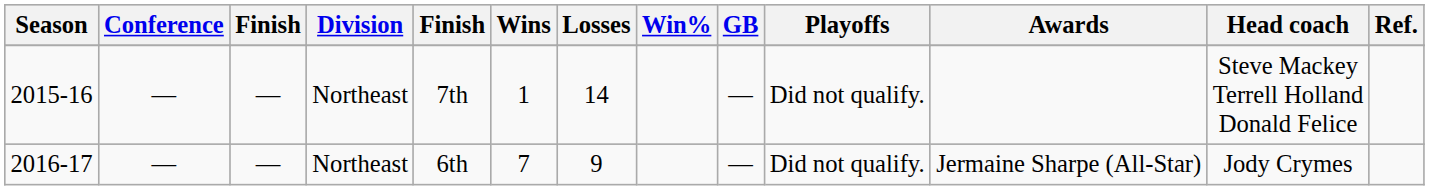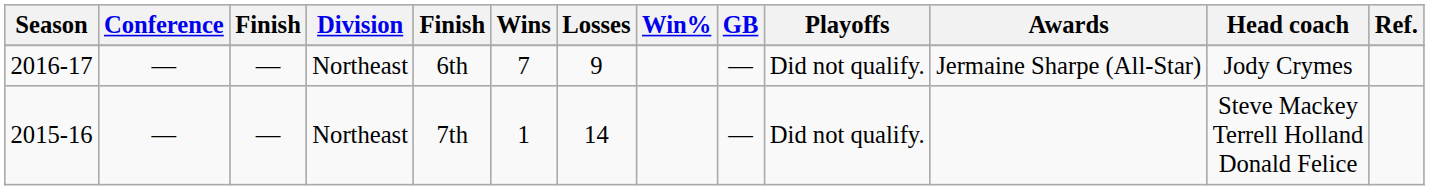rows swapped: (52, 94) <-> (52, 164)
